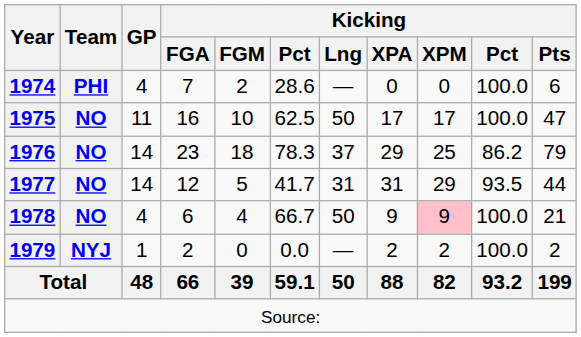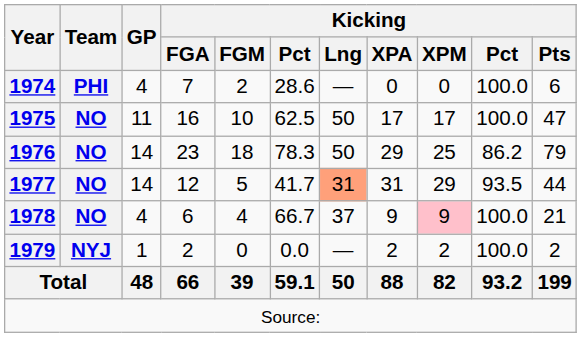(343, 151) 37 -> (343, 151) 50
(343, 184) no background -> (343, 184) lightsalmon background
(343, 217) 50 -> (343, 217) 37
